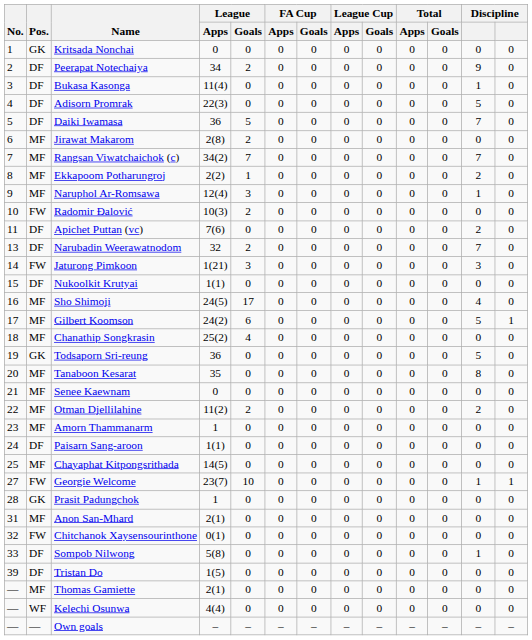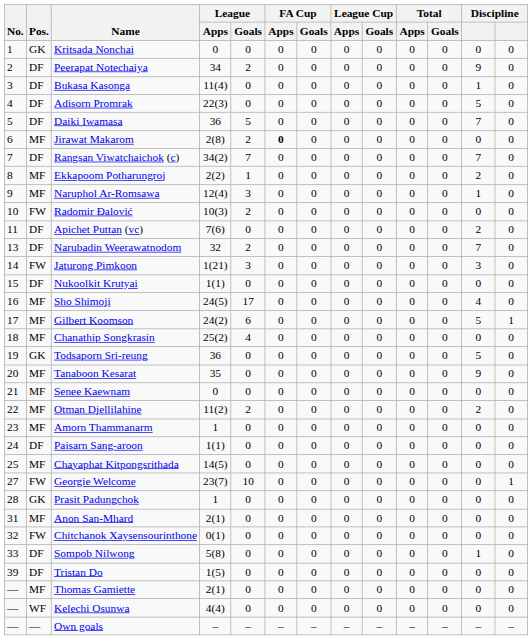(281, 139) normal -> (281, 139) bold
(37, 157) MF -> (36, 157) DF
(478, 373) 8 -> (478, 373) 9
(478, 481) 1 -> (478, 481) 0
